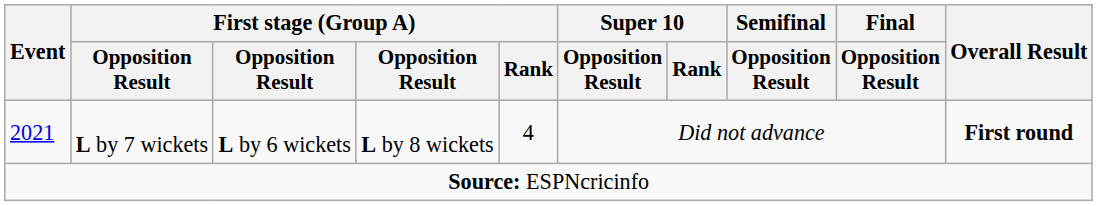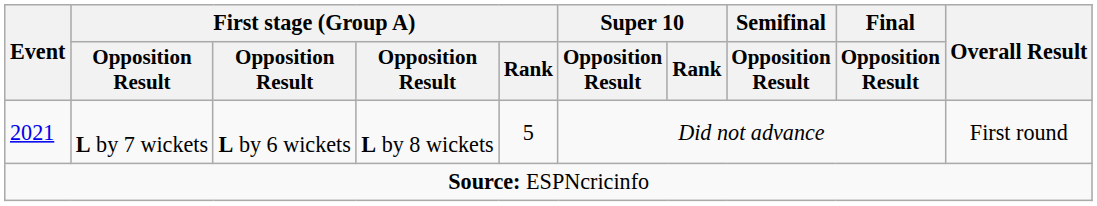(528, 132) 4 -> (528, 132) 5
(1019, 132) bold -> (1019, 132) normal
